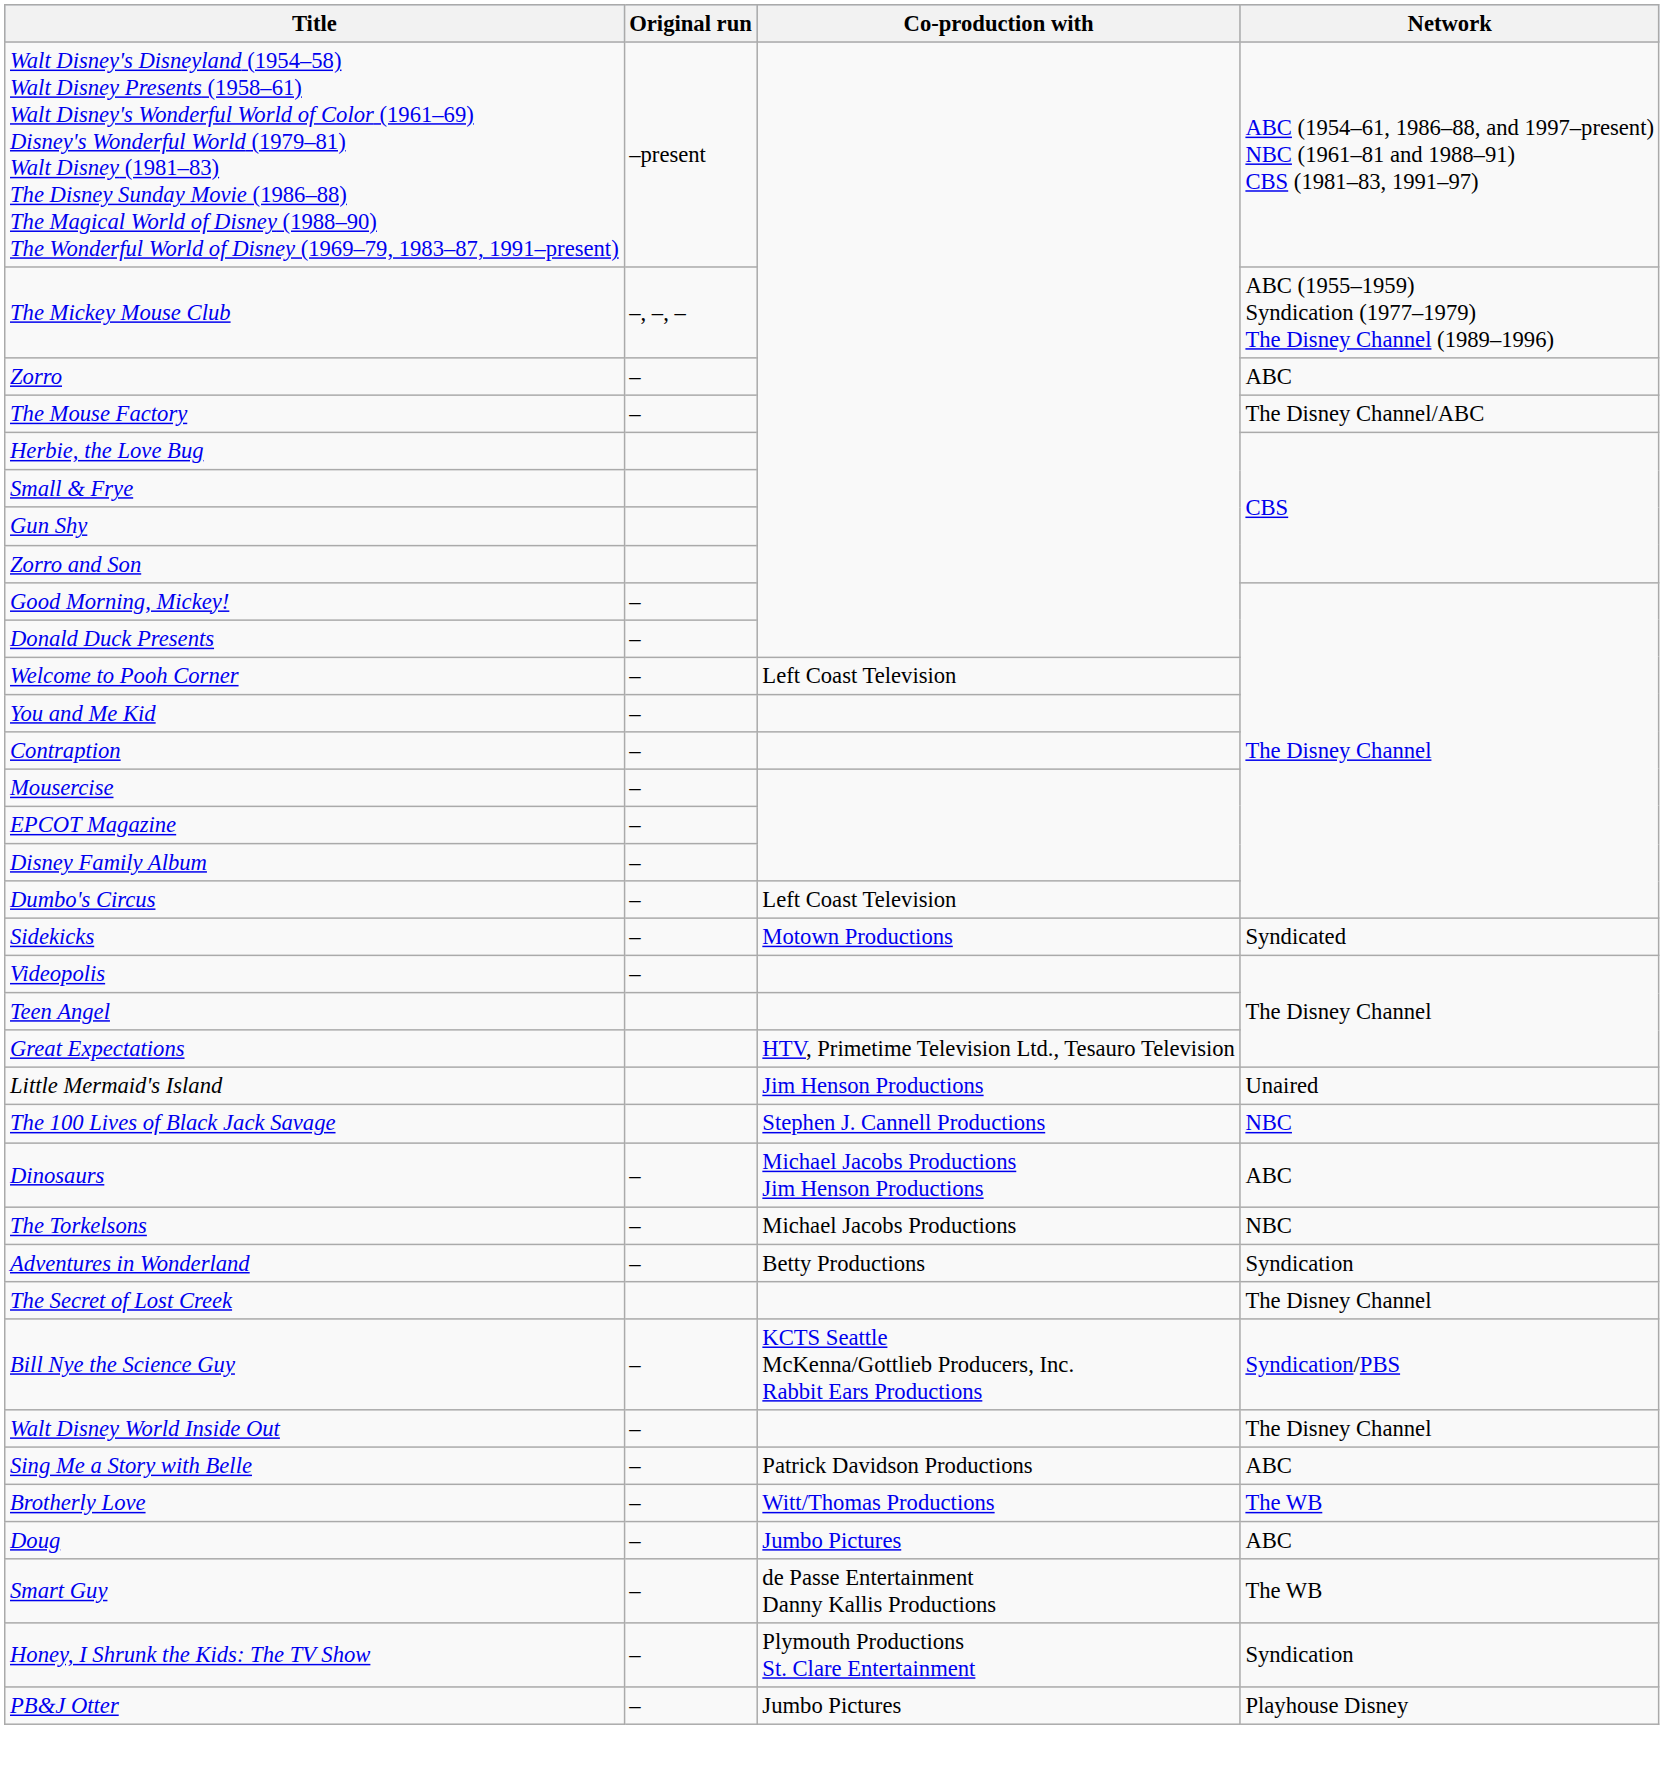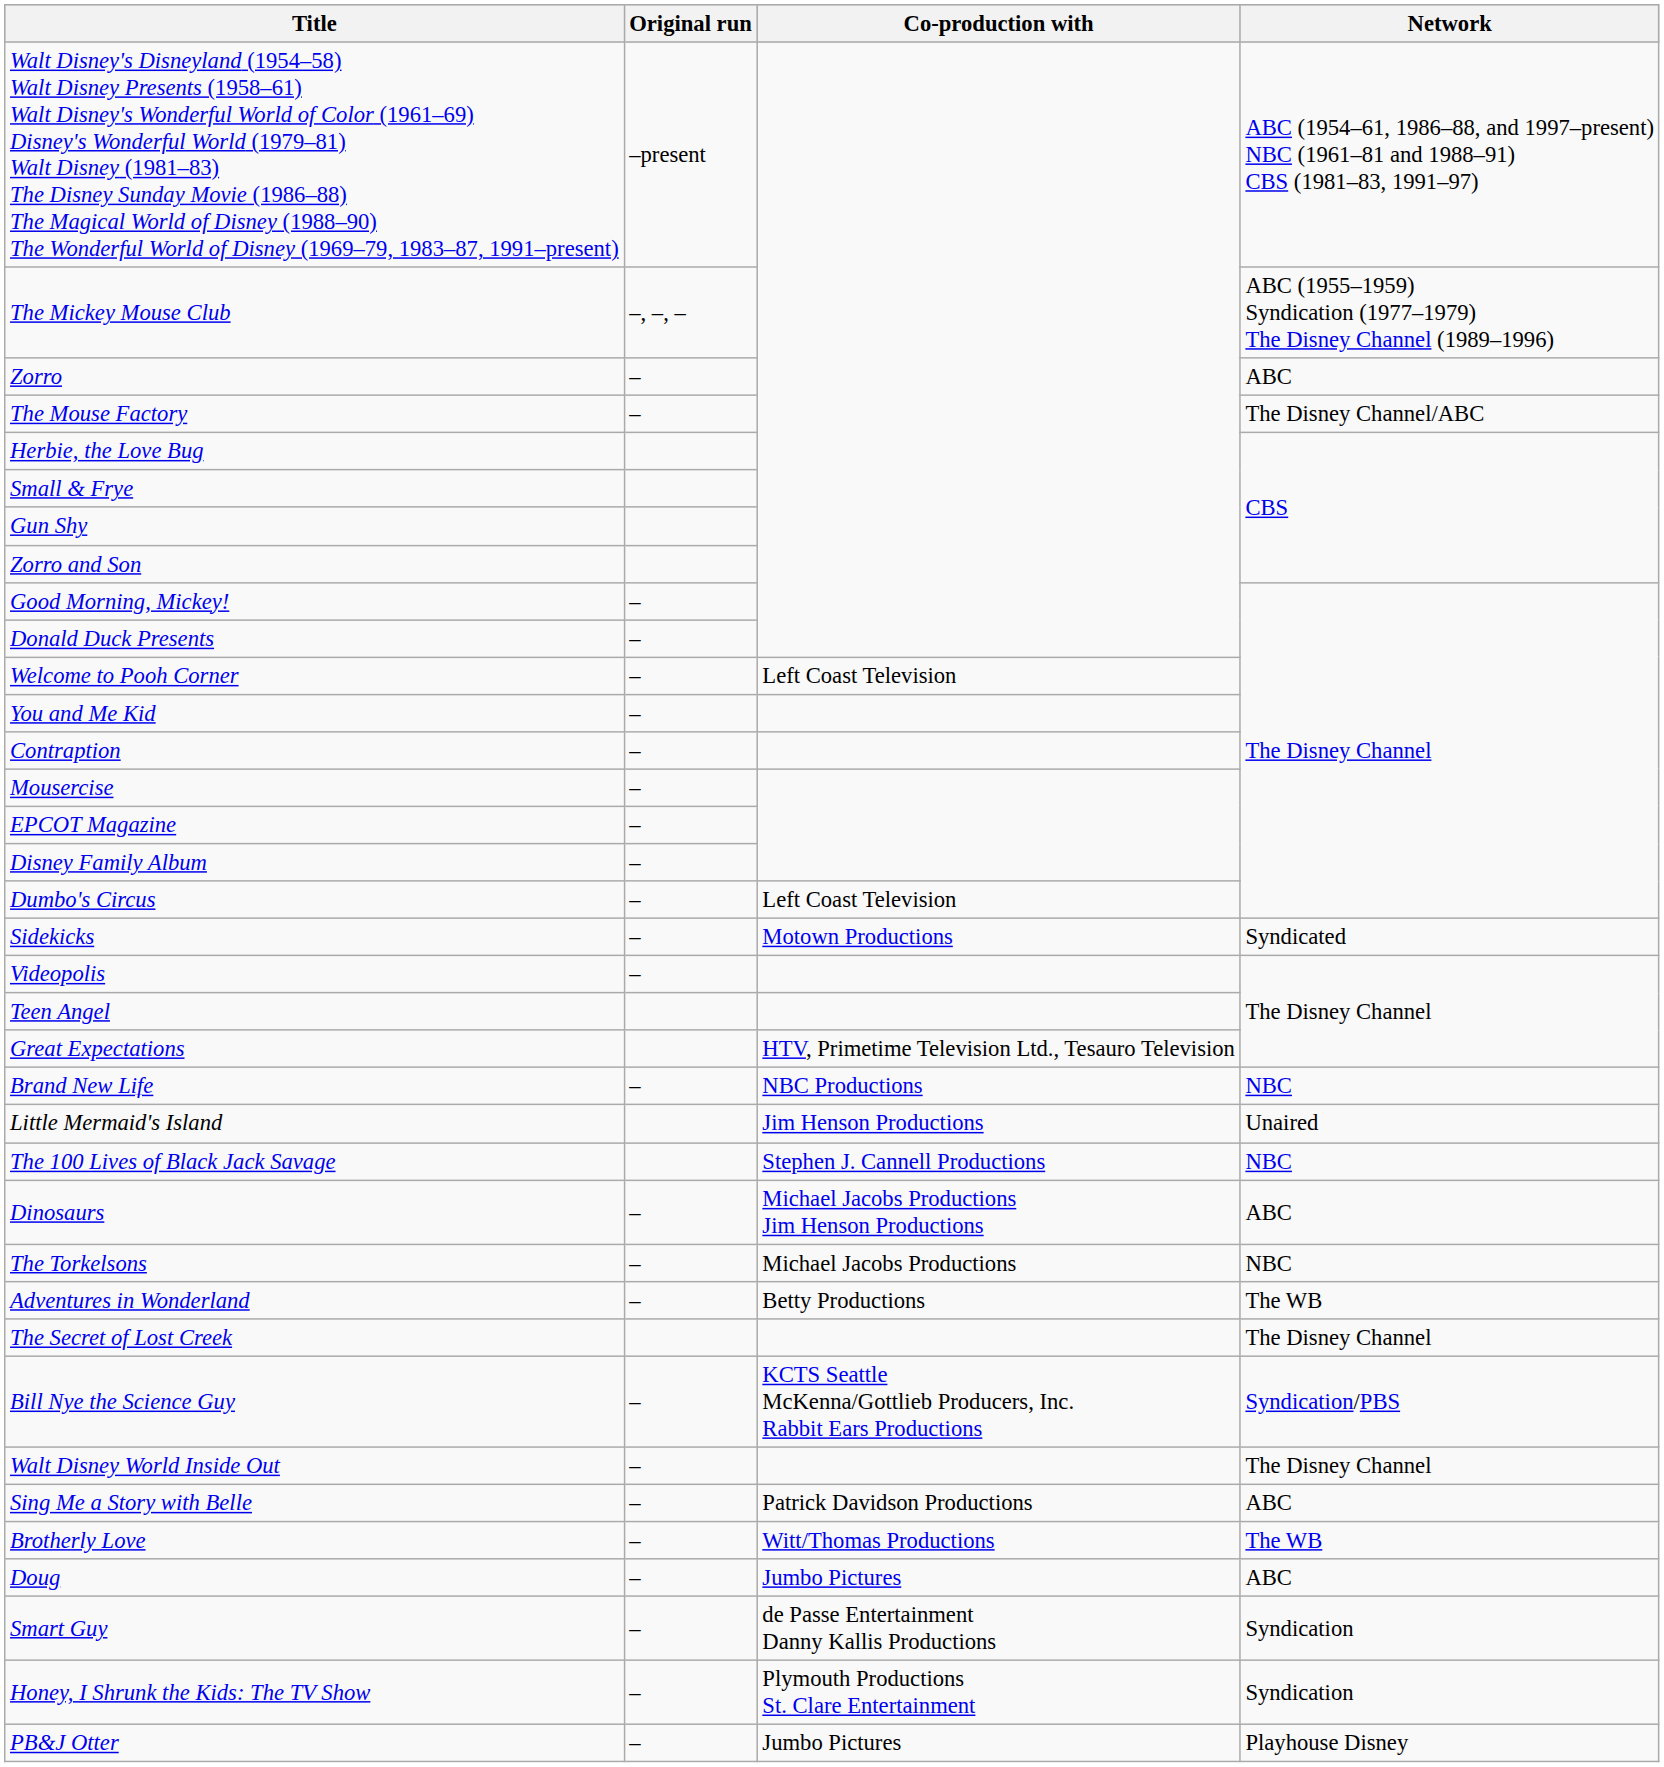+ row: (82, 1086)
(1299, 1262) Syndication -> (1284, 1299) The WB
(1284, 1590) The WB -> (1299, 1628) Syndication
